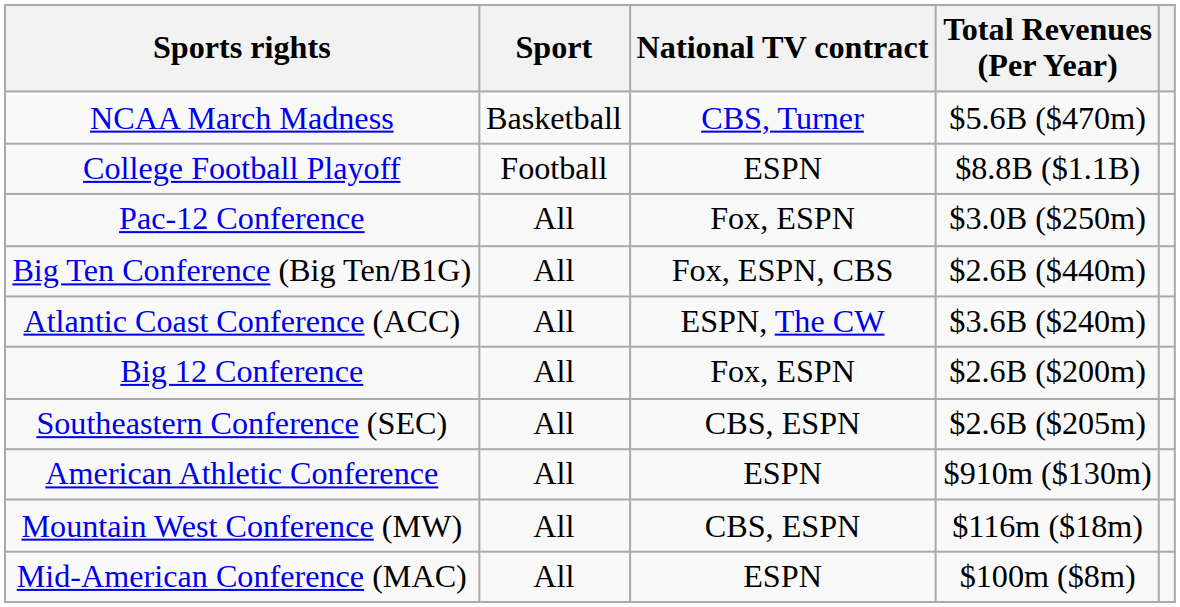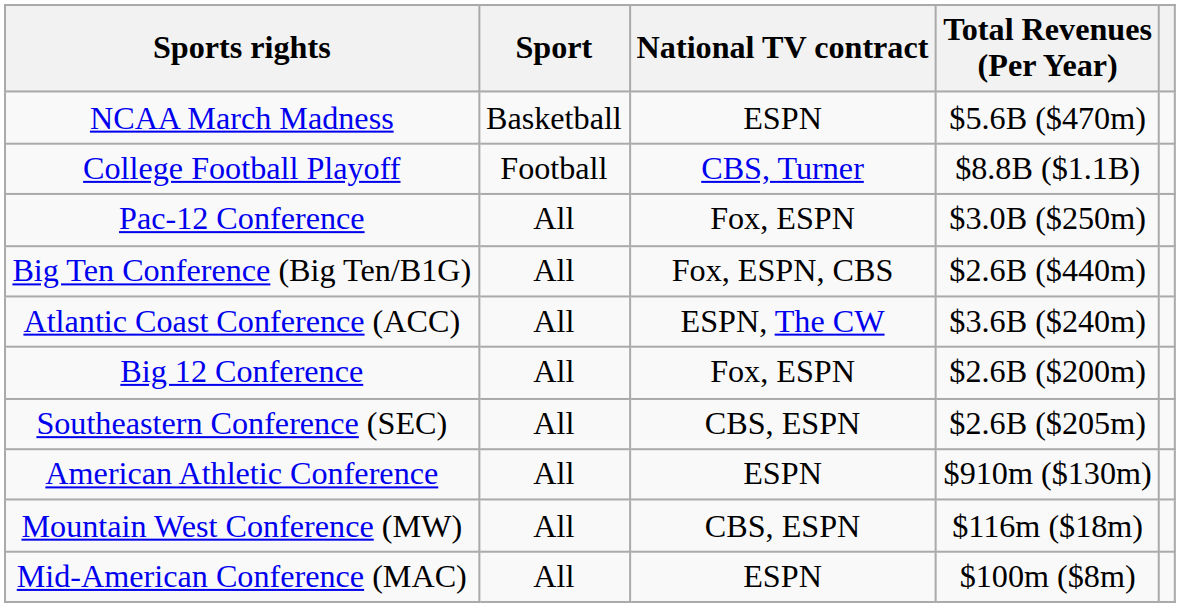(783, 117) CBS, Turner -> (783, 117) ESPN
(783, 168) ESPN -> (783, 168) CBS, Turner
